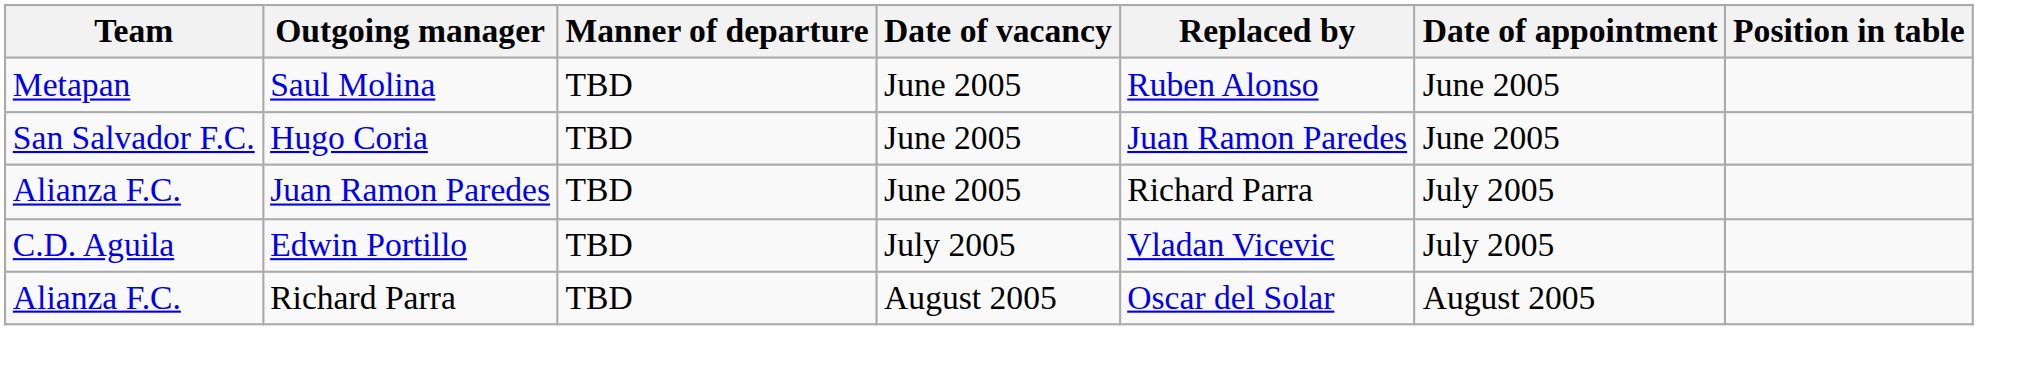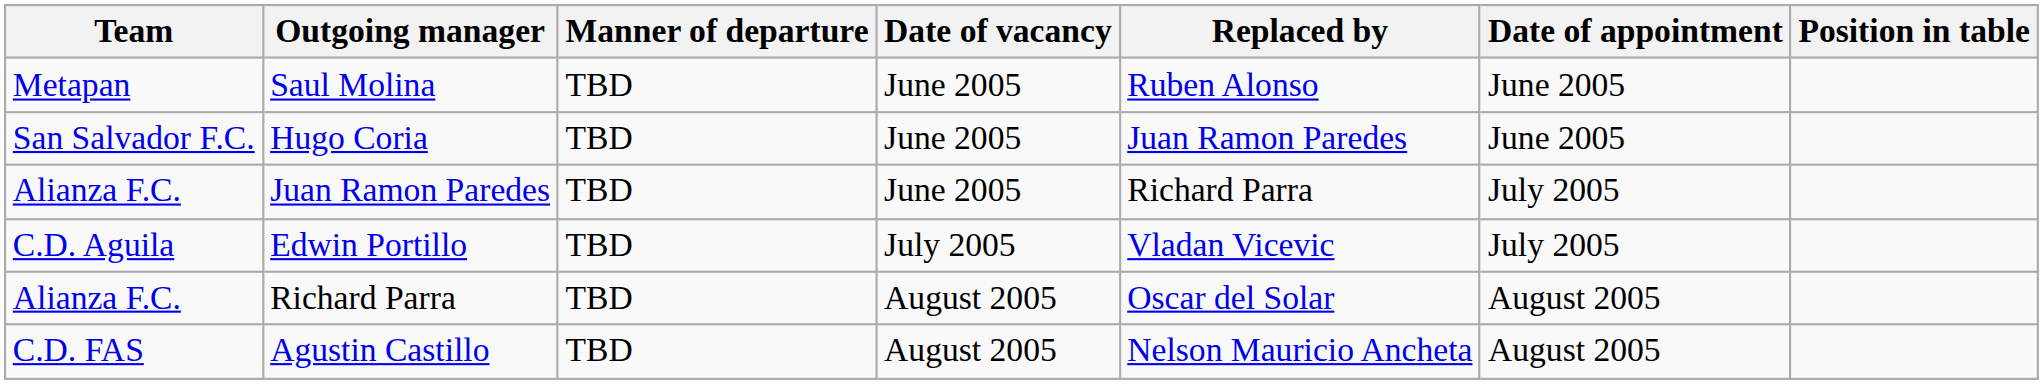+ row: (380, 350)
